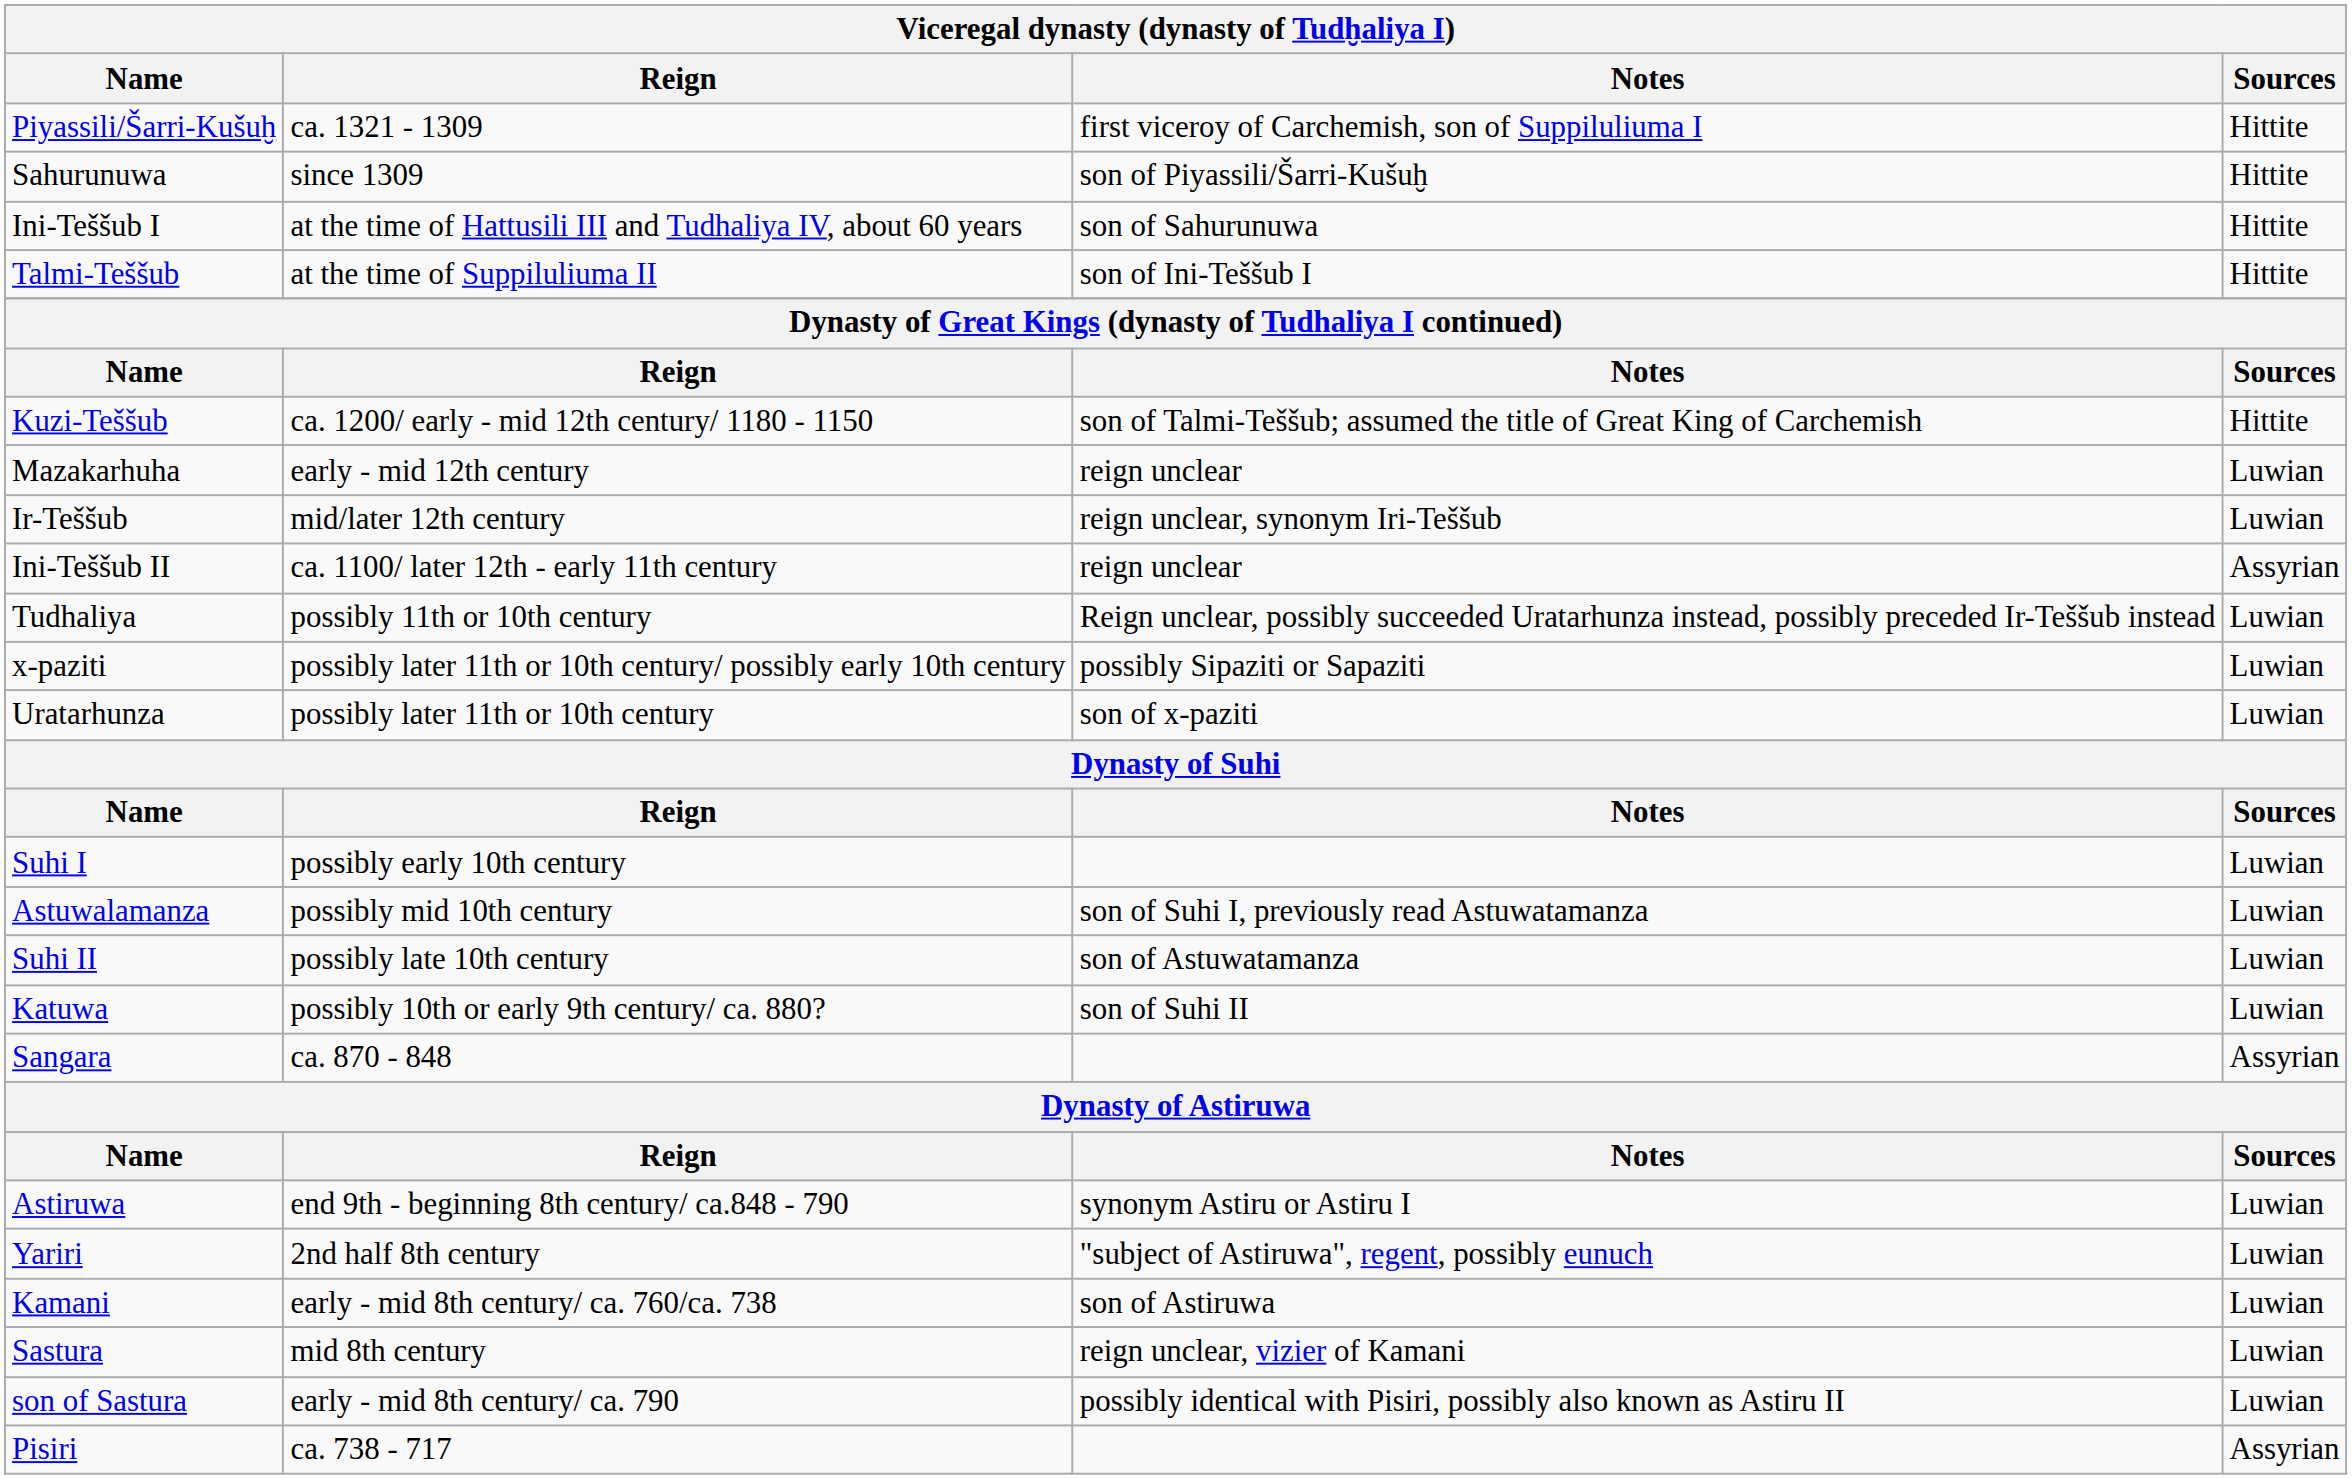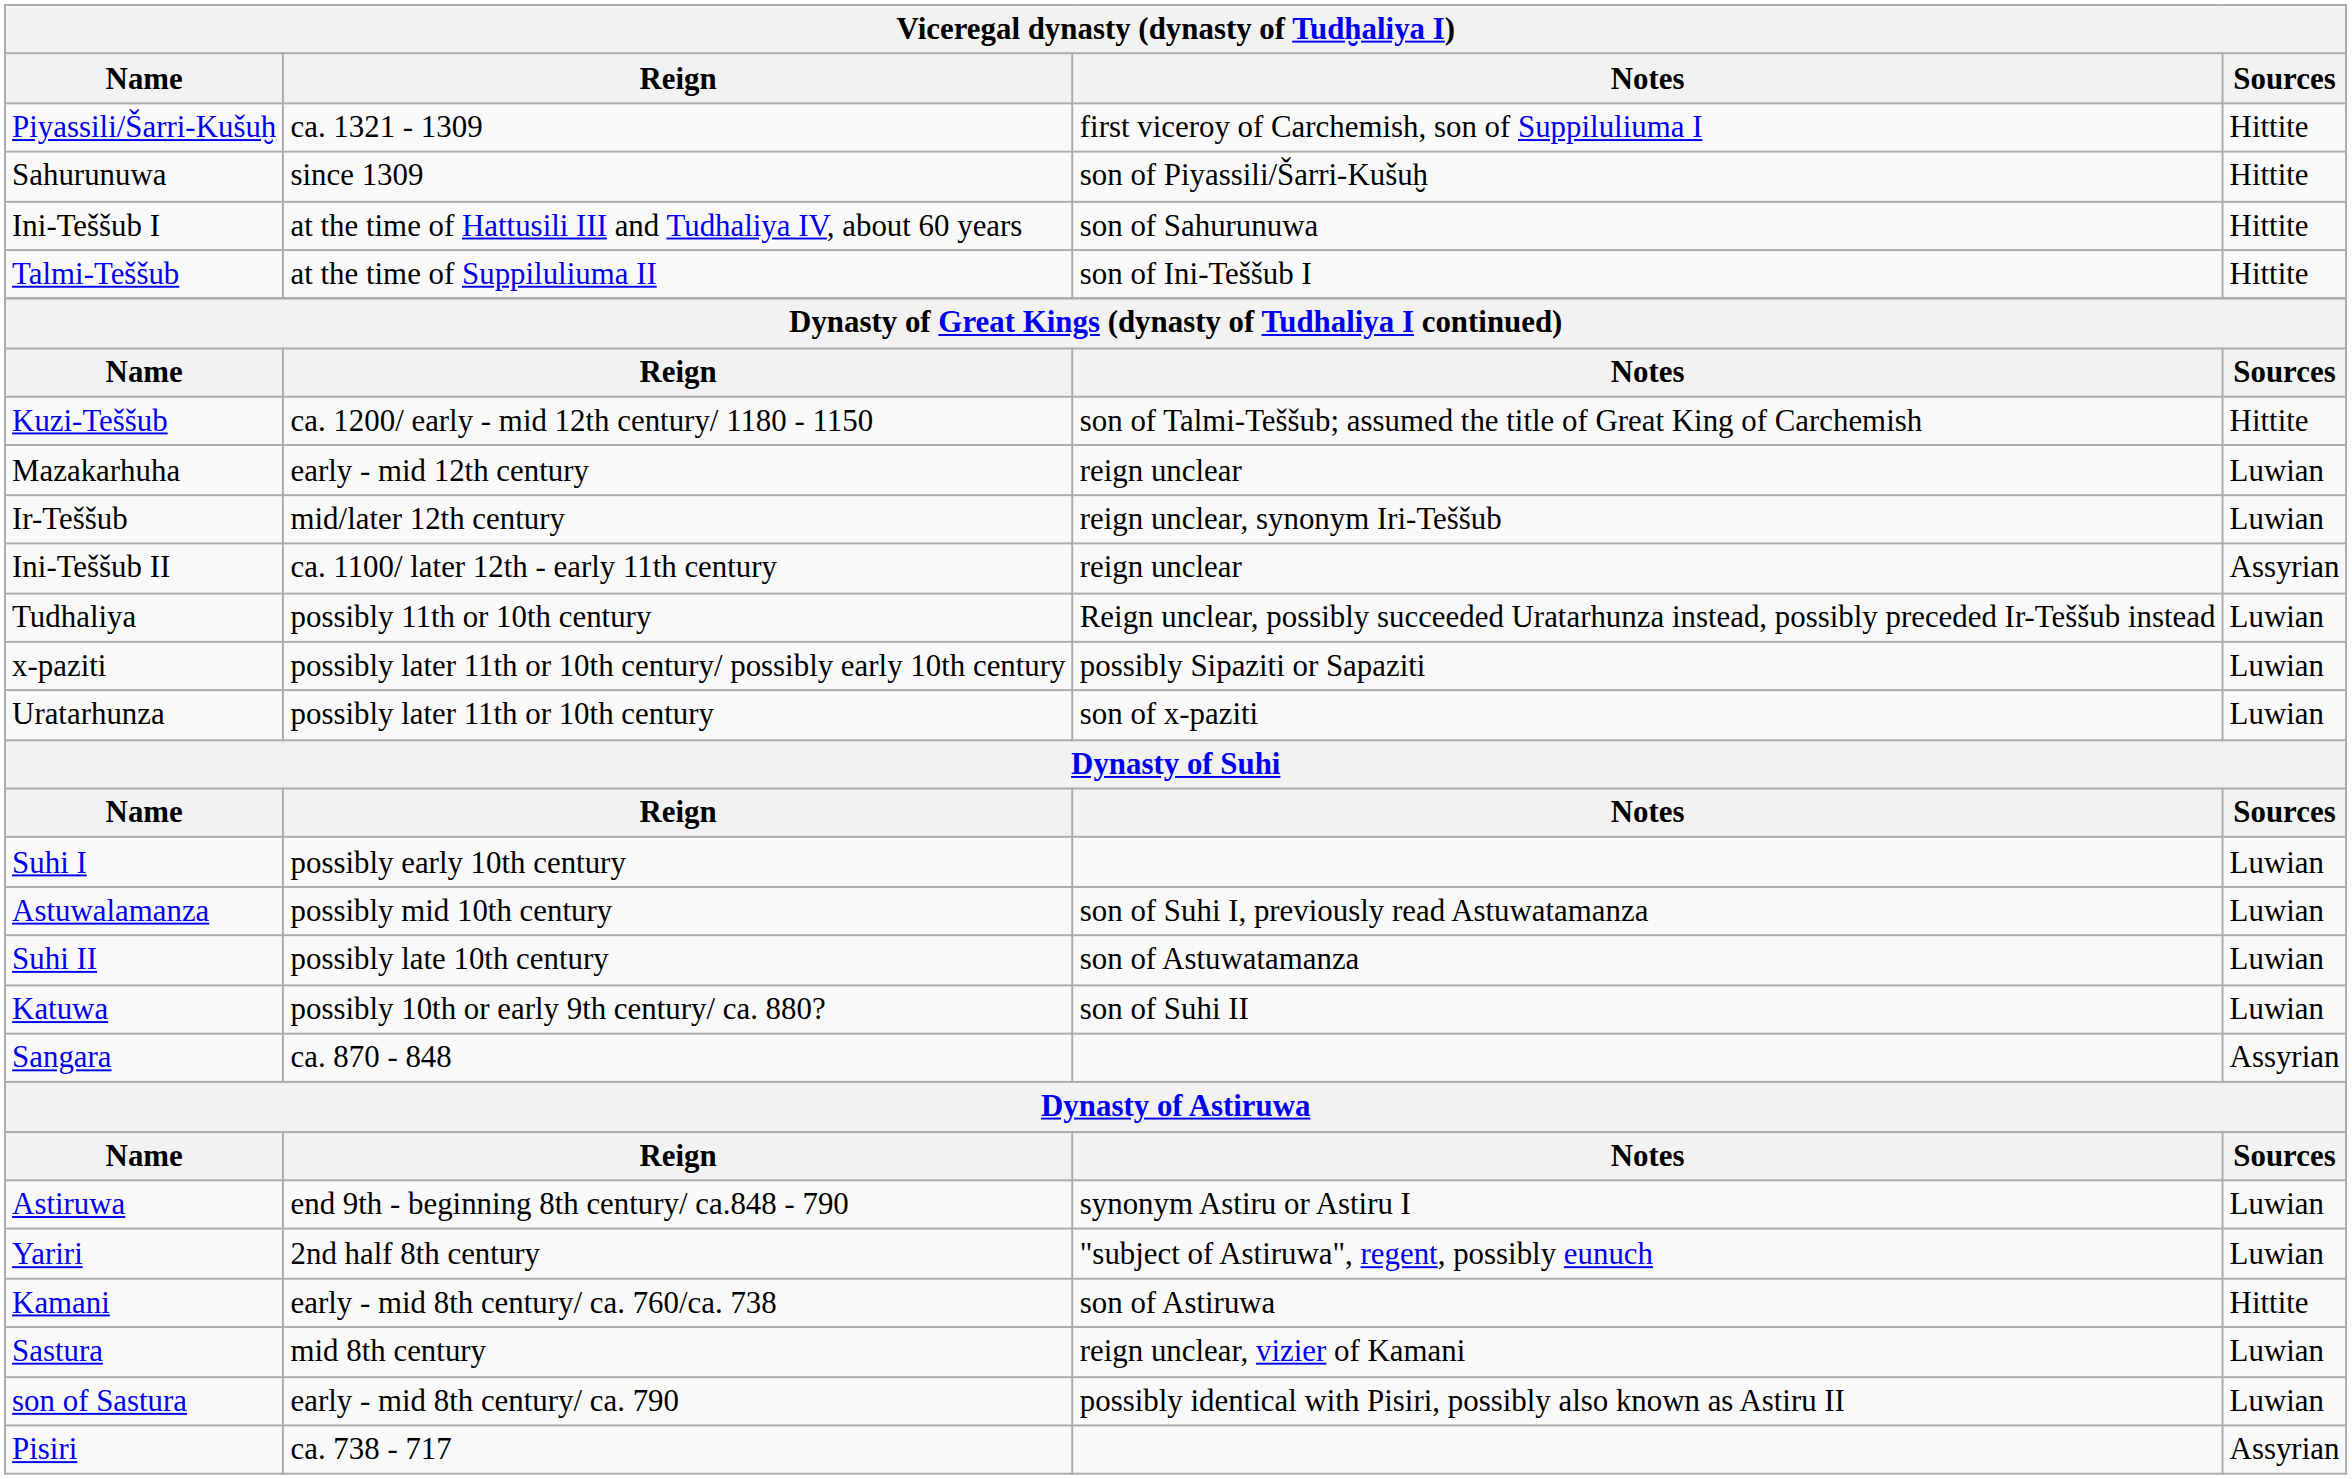(2277, 1302) Luwian -> (2269, 1302) Hittite
